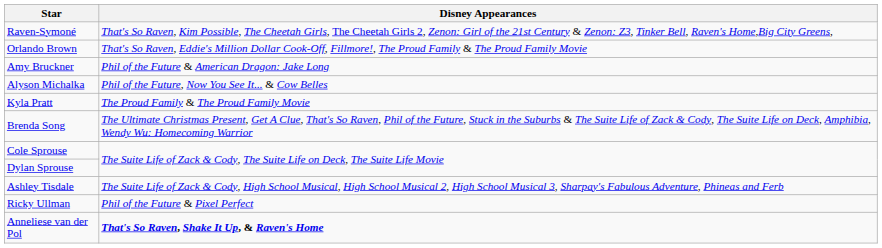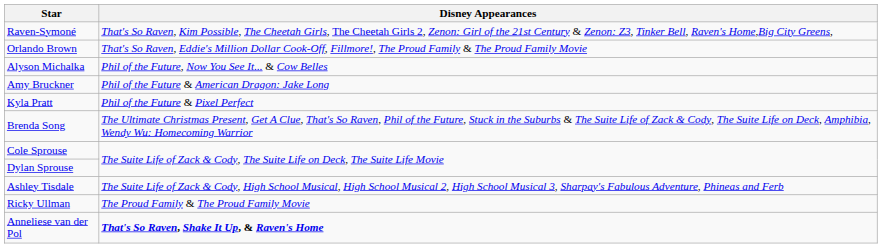rows swapped: (40, 66) <-> (46, 84)
(206, 102) The Proud Family & The Proud Family Movie -> (177, 102) Phil of the Future & Pixel Perfect
(177, 203) Phil of the Future & Pixel Perfect -> (206, 203) The Proud Family & The Proud Family Movie
